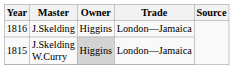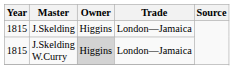(17, 28) 1816 -> (17, 28) 1815
